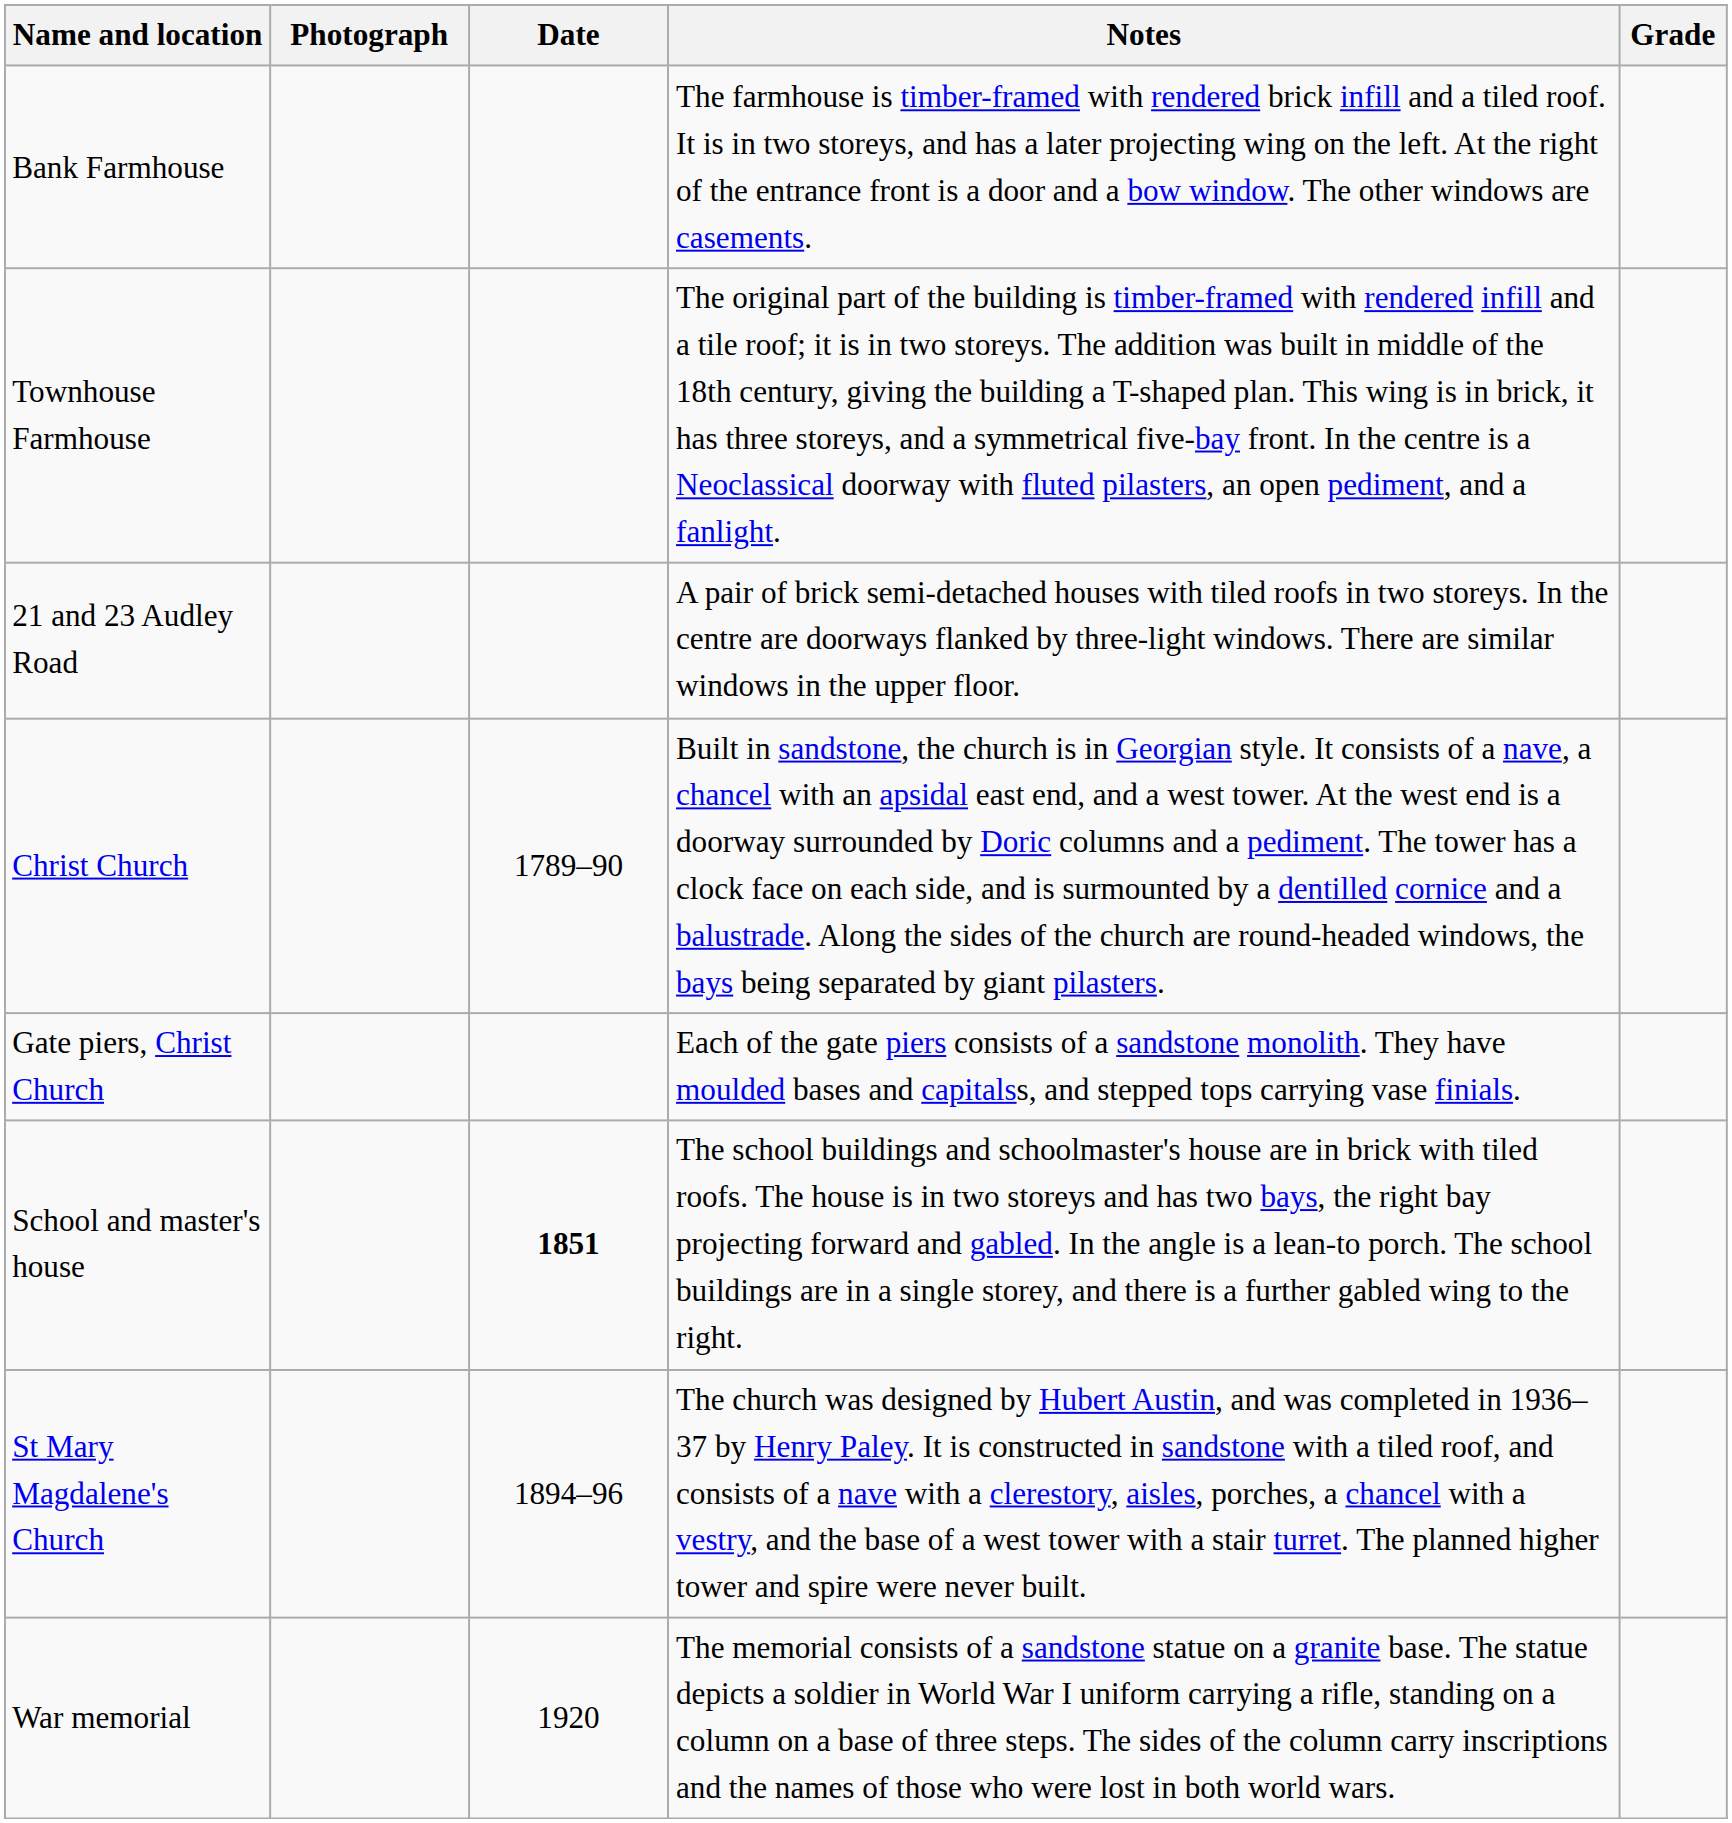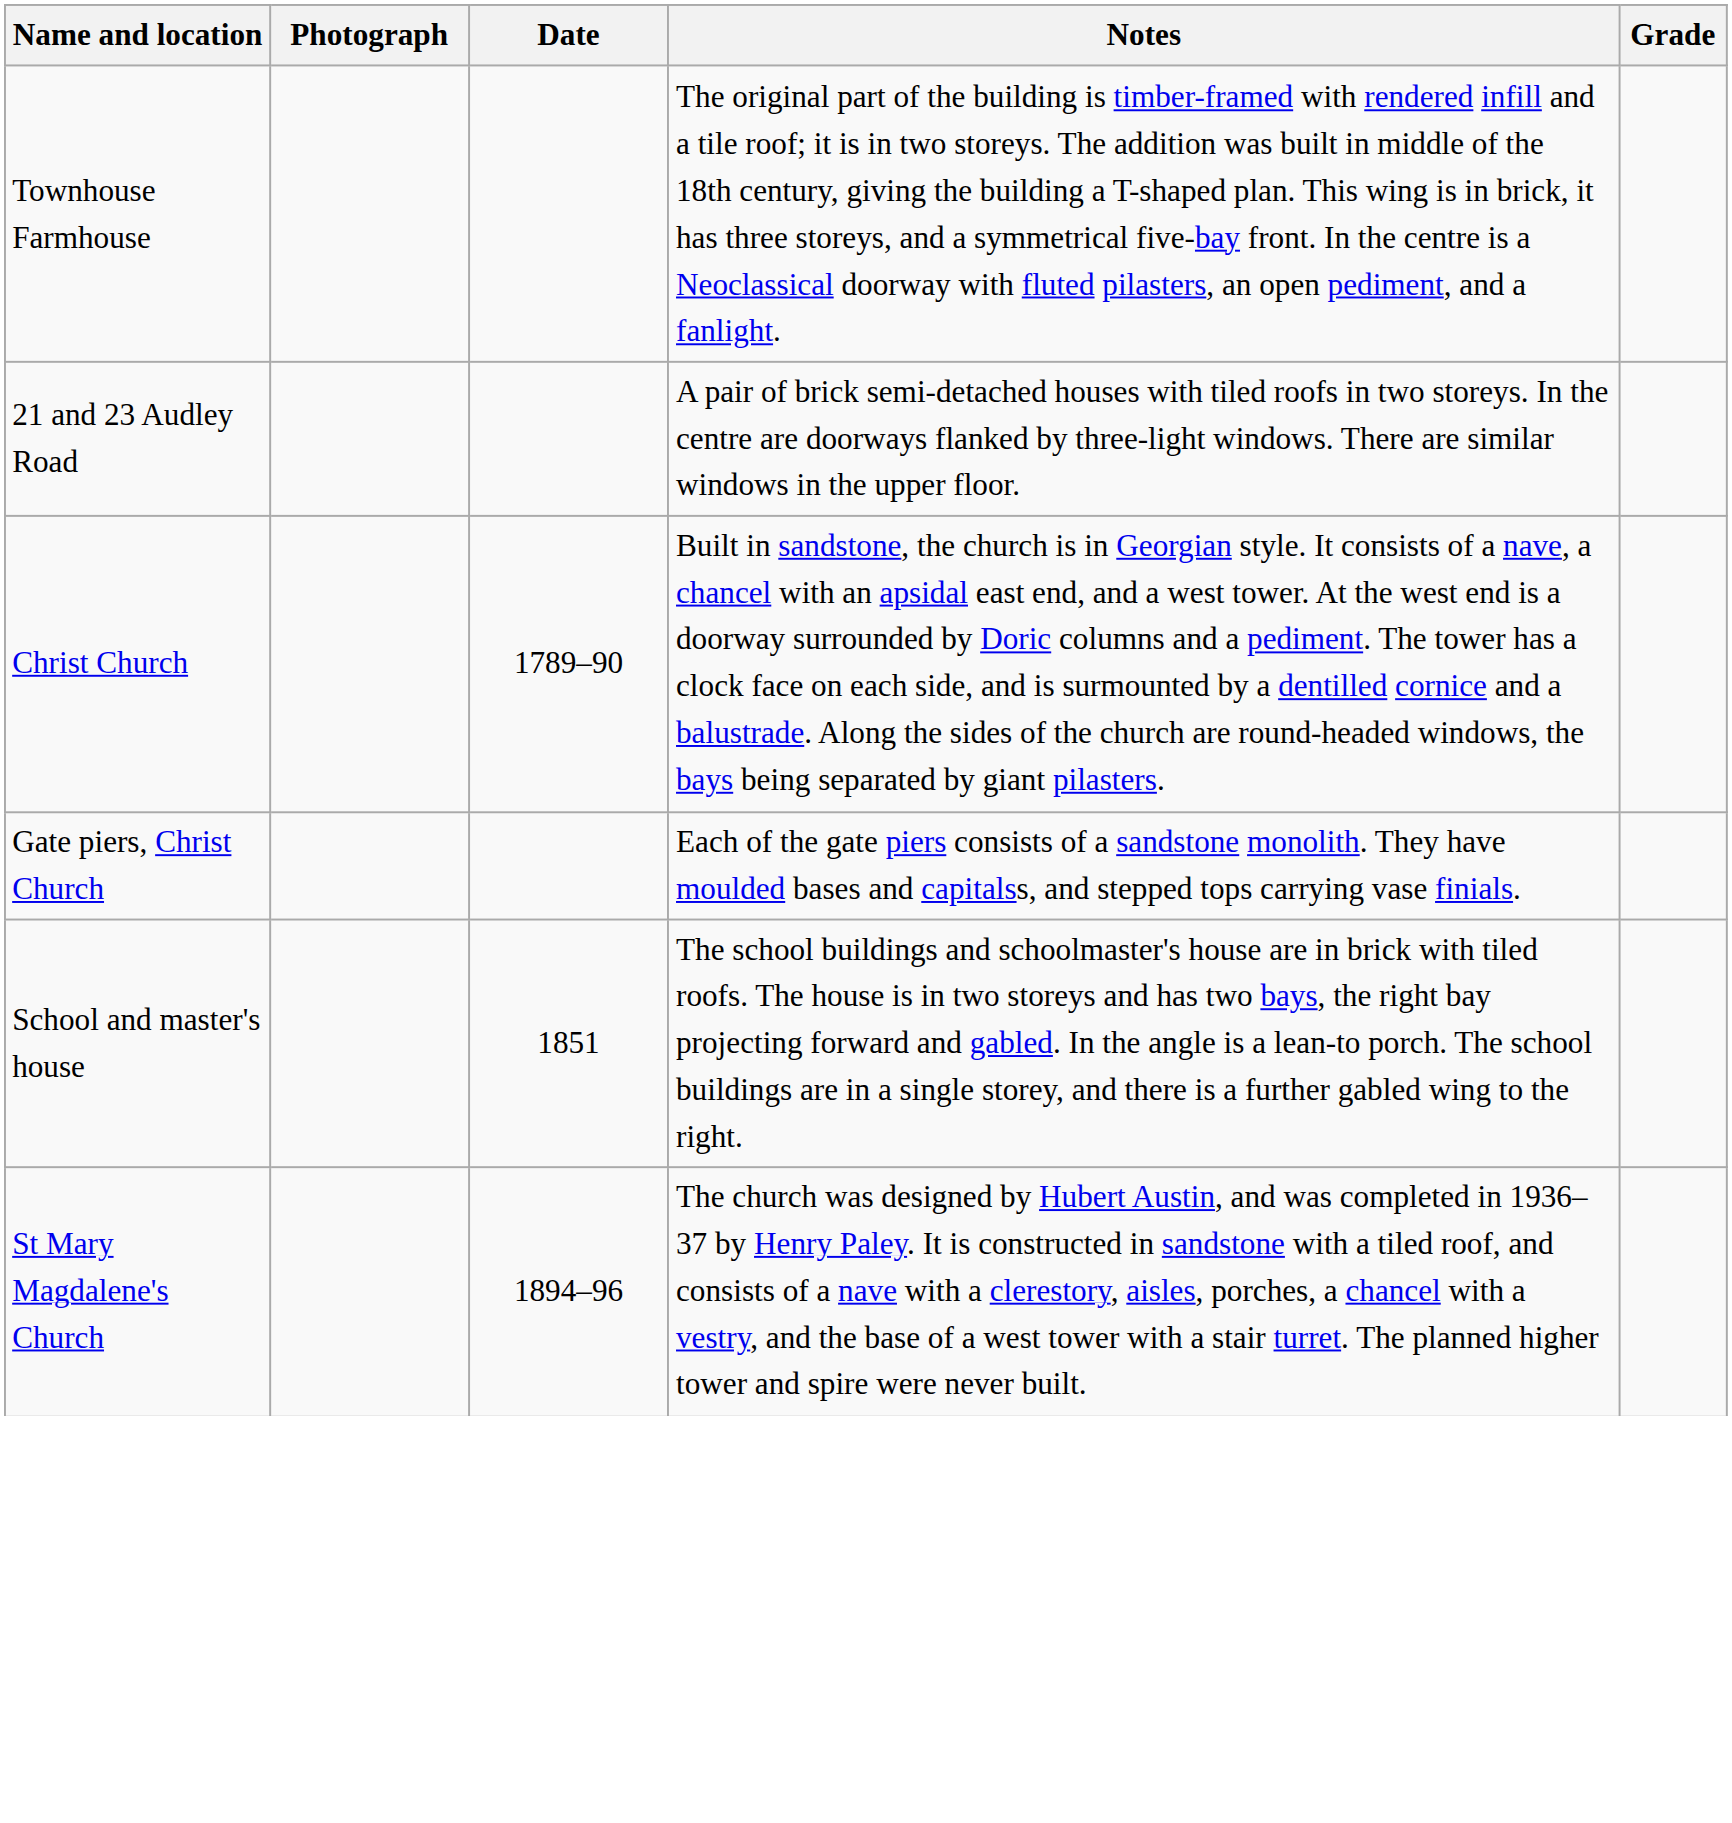- row: (118, 166)
(568, 1244) bold -> (568, 1042) normal
- row: (101, 1717)
